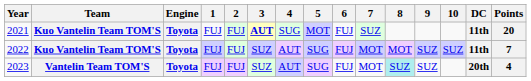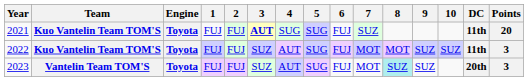(318, 31) MOT -> (317, 31) SUG
(509, 48) 7 -> (506, 48) 3
(509, 66) 4 -> (506, 66) 3
